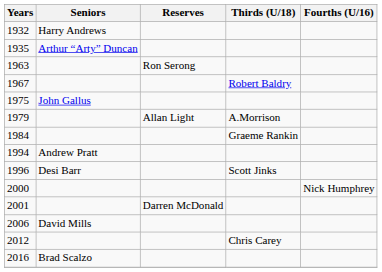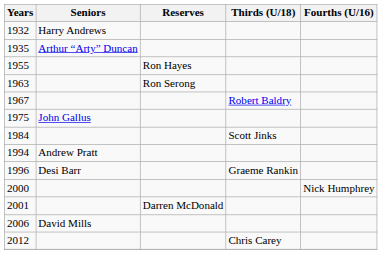+ row: (18, 65)
- row: (18, 118)
(263, 135) Graeme Rankin -> (253, 135) Scott Jinks
(253, 170) Scott Jinks -> (263, 170) Graeme Rankin
- row: (18, 258)
